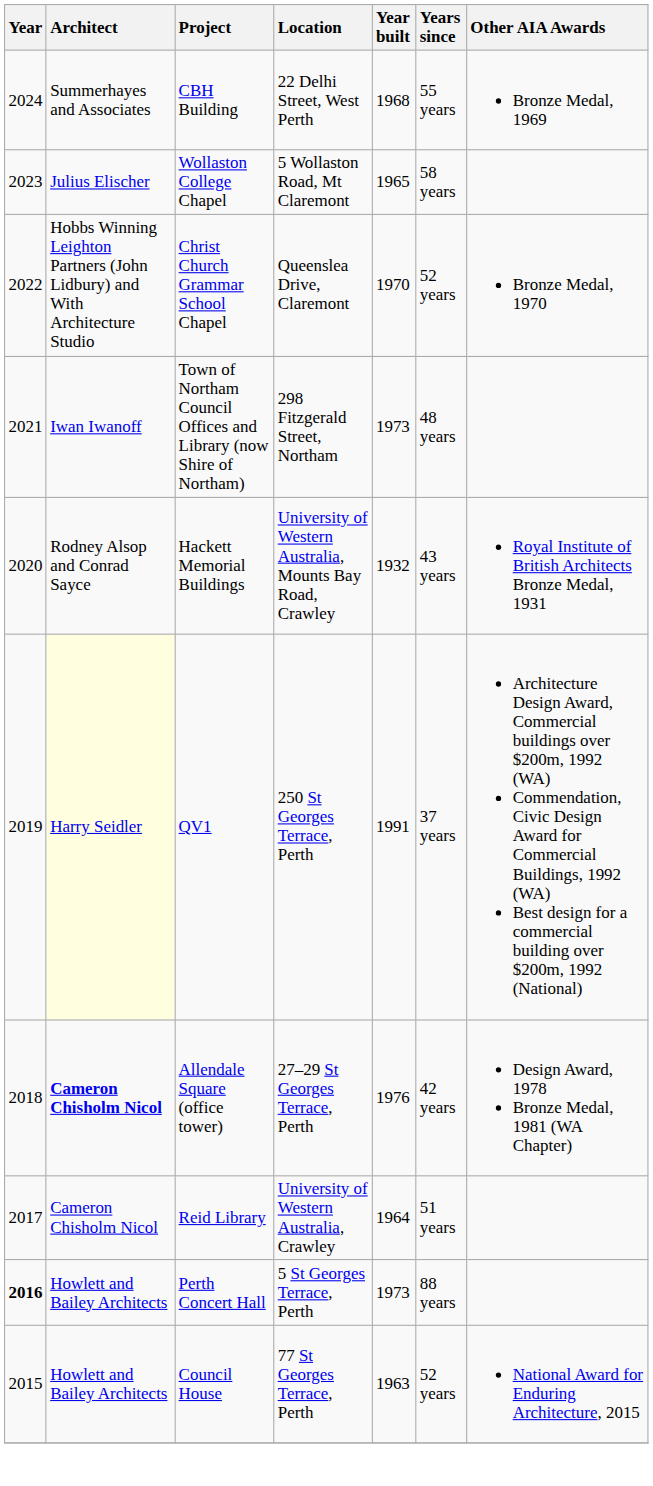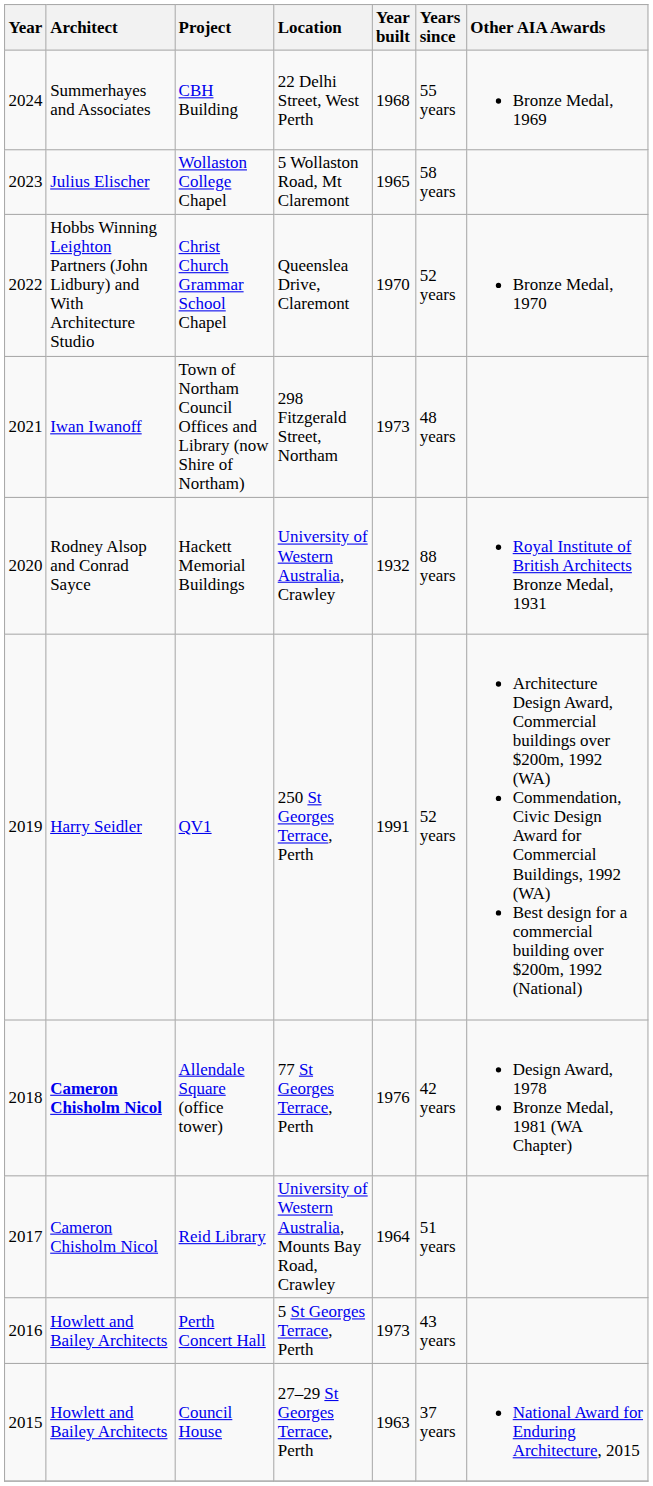(323, 565) University of Western Australia, Mounts Bay Road, Crawley -> (323, 565) University of Western Australia, Crawley
(438, 565) 43 years -> (438, 565) 88 years
(96, 826) lightyellow background -> (96, 826) no background
(438, 826) 37 years -> (438, 826) 52 years
(308, 1097) 27–29 St Georges Terrace, Perth -> (306, 1097) 77 St Georges Terrace, Perth
(323, 1217) University of Western Australia, Crawley -> (323, 1236) University of Western Australia, Mounts Bay Road, Crawley
(25, 1292) bold -> (25, 1330) normal
(438, 1292) 88 years -> (438, 1330) 43 years
(306, 1384) 77 St Georges Terrace, Perth -> (308, 1422) 27–29 St Georges Terrace, Perth
(438, 1384) 52 years -> (438, 1422) 37 years
